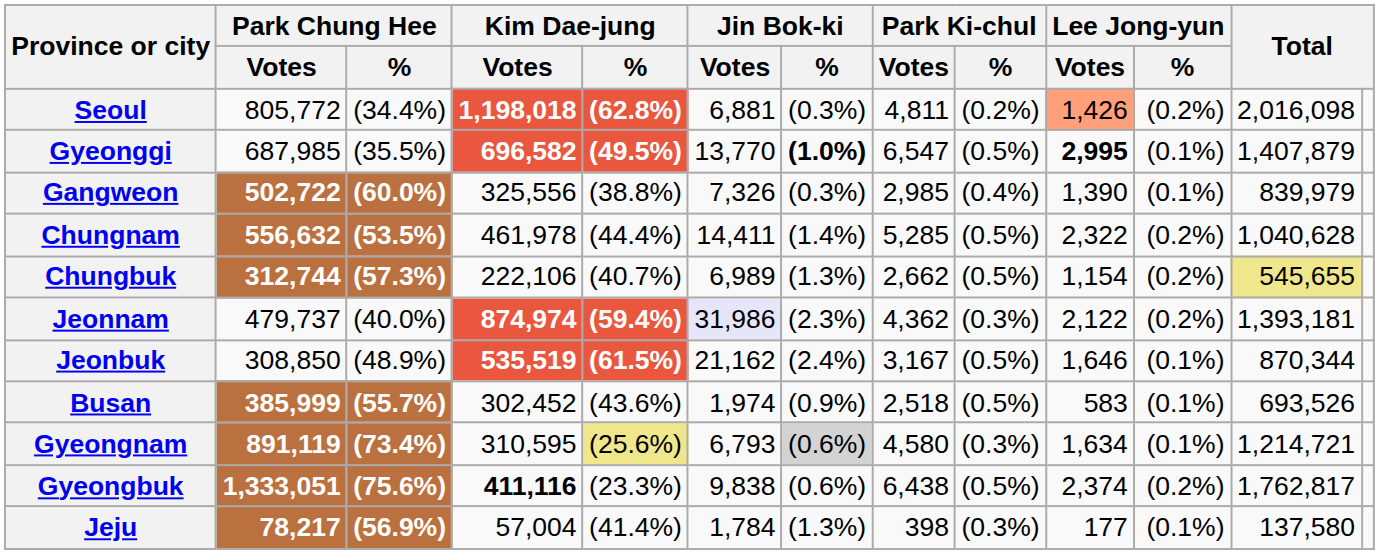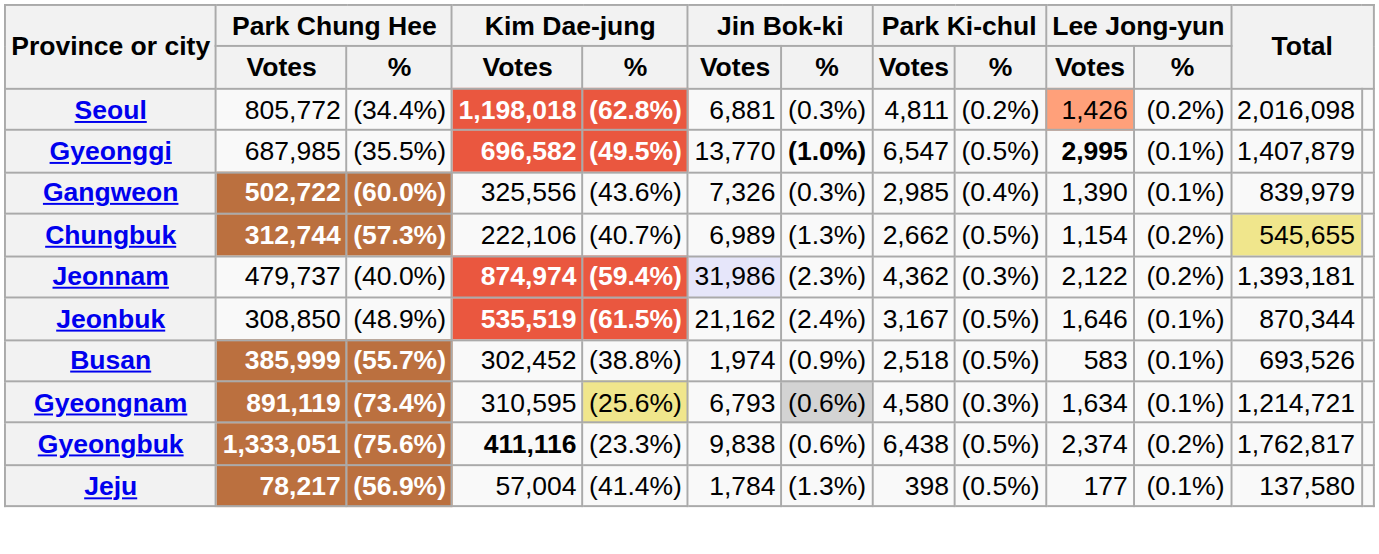(636, 193) (38.8%) -> (636, 193) (43.6%)
- row: (111, 234)
(636, 402) (43.6%) -> (636, 360) (38.8%)
(1001, 527) (0.3%) -> (1001, 485) (0.5%)
